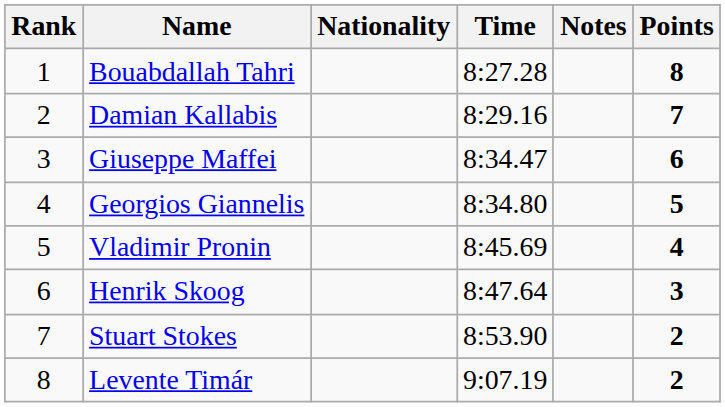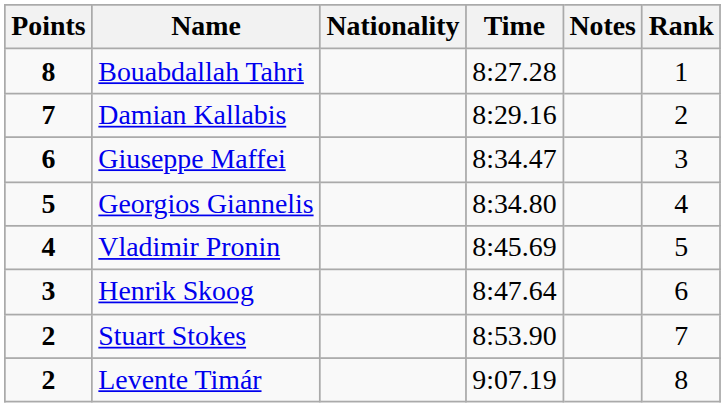columns swapped: (44, 26) <-> (677, 26)
